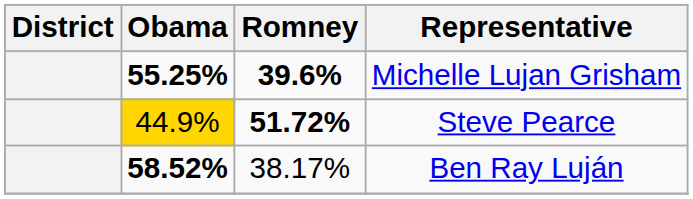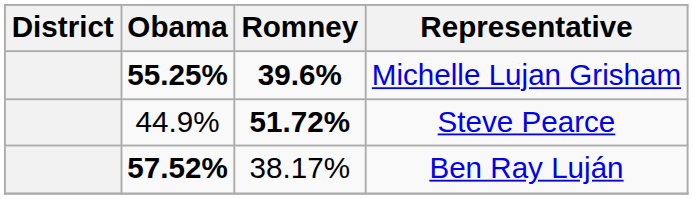(178, 121) gold background -> (178, 121) no background
(178, 168) 58.52% -> (178, 168) 57.52%
